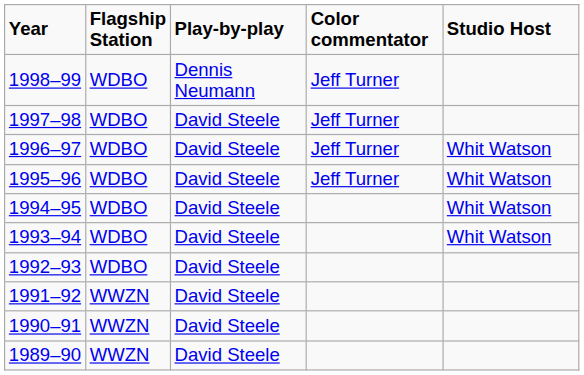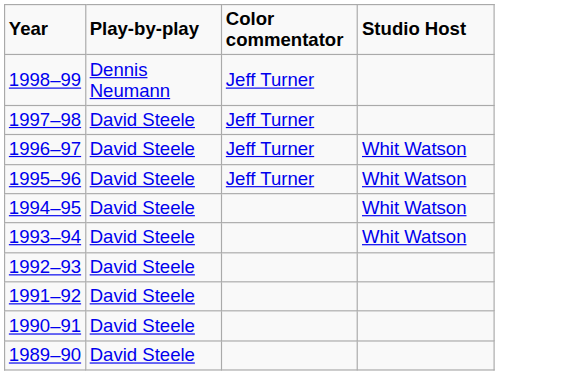- column: (128, 29)
